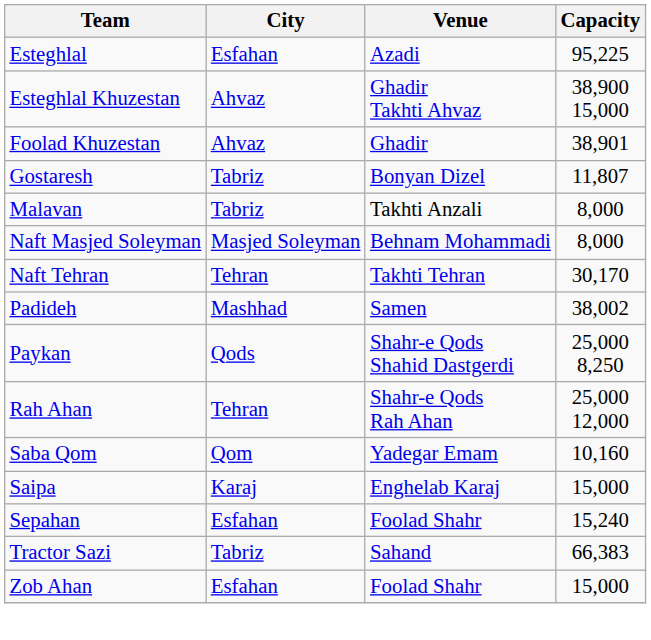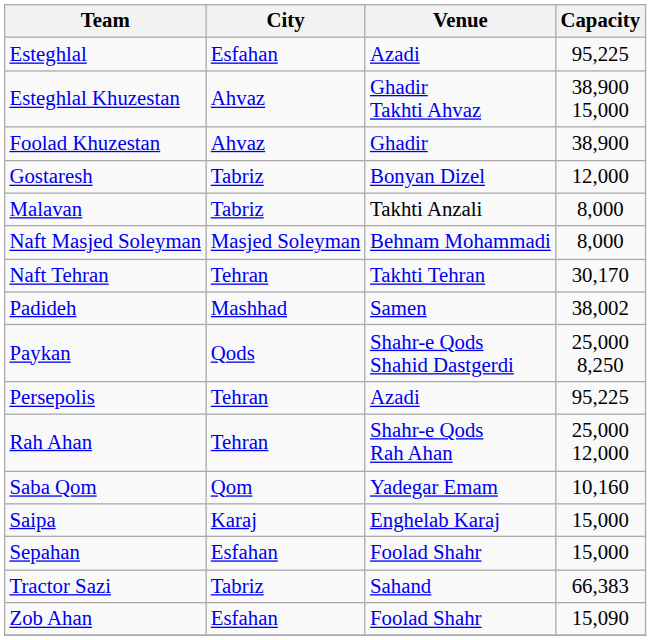(600, 143) 38,901 -> (600, 143) 38,900
(600, 176) 11,807 -> (600, 176) 12,000
+ row: (52, 397)
(600, 520) 15,240 -> (600, 553) 15,000
(600, 586) 15,000 -> (600, 618) 15,090
